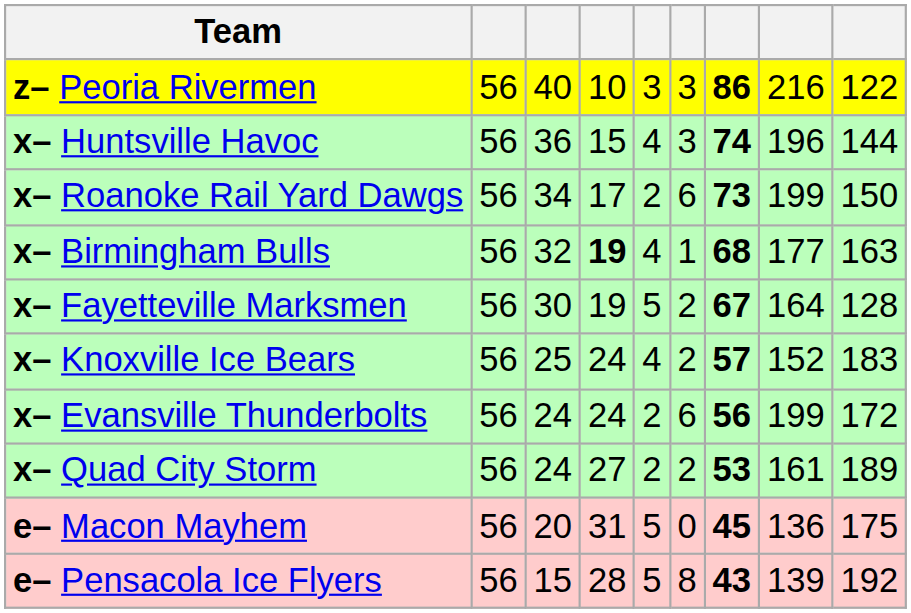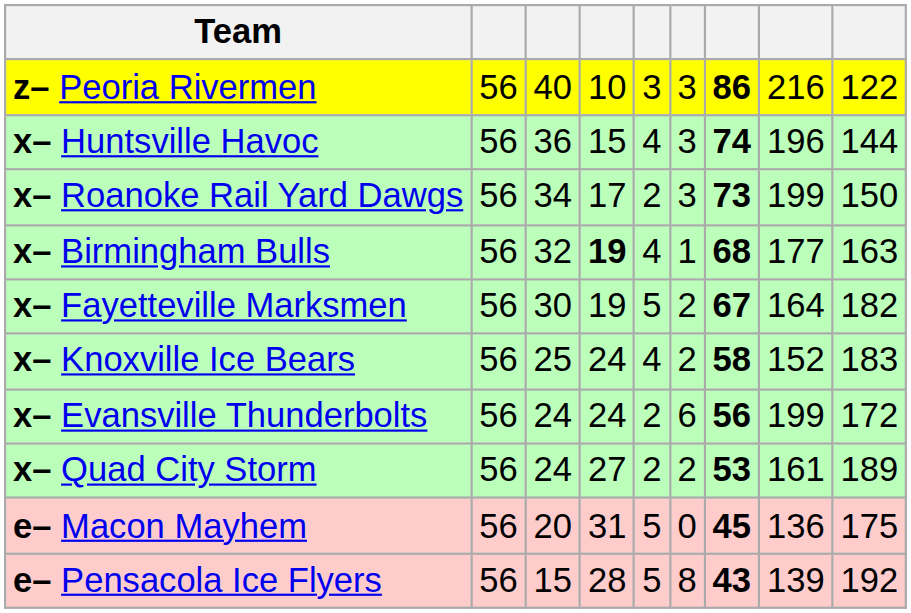(687, 196) 6 -> (687, 196) 3
(869, 305) 128 -> (869, 305) 182
(732, 360) 57 -> (732, 360) 58
